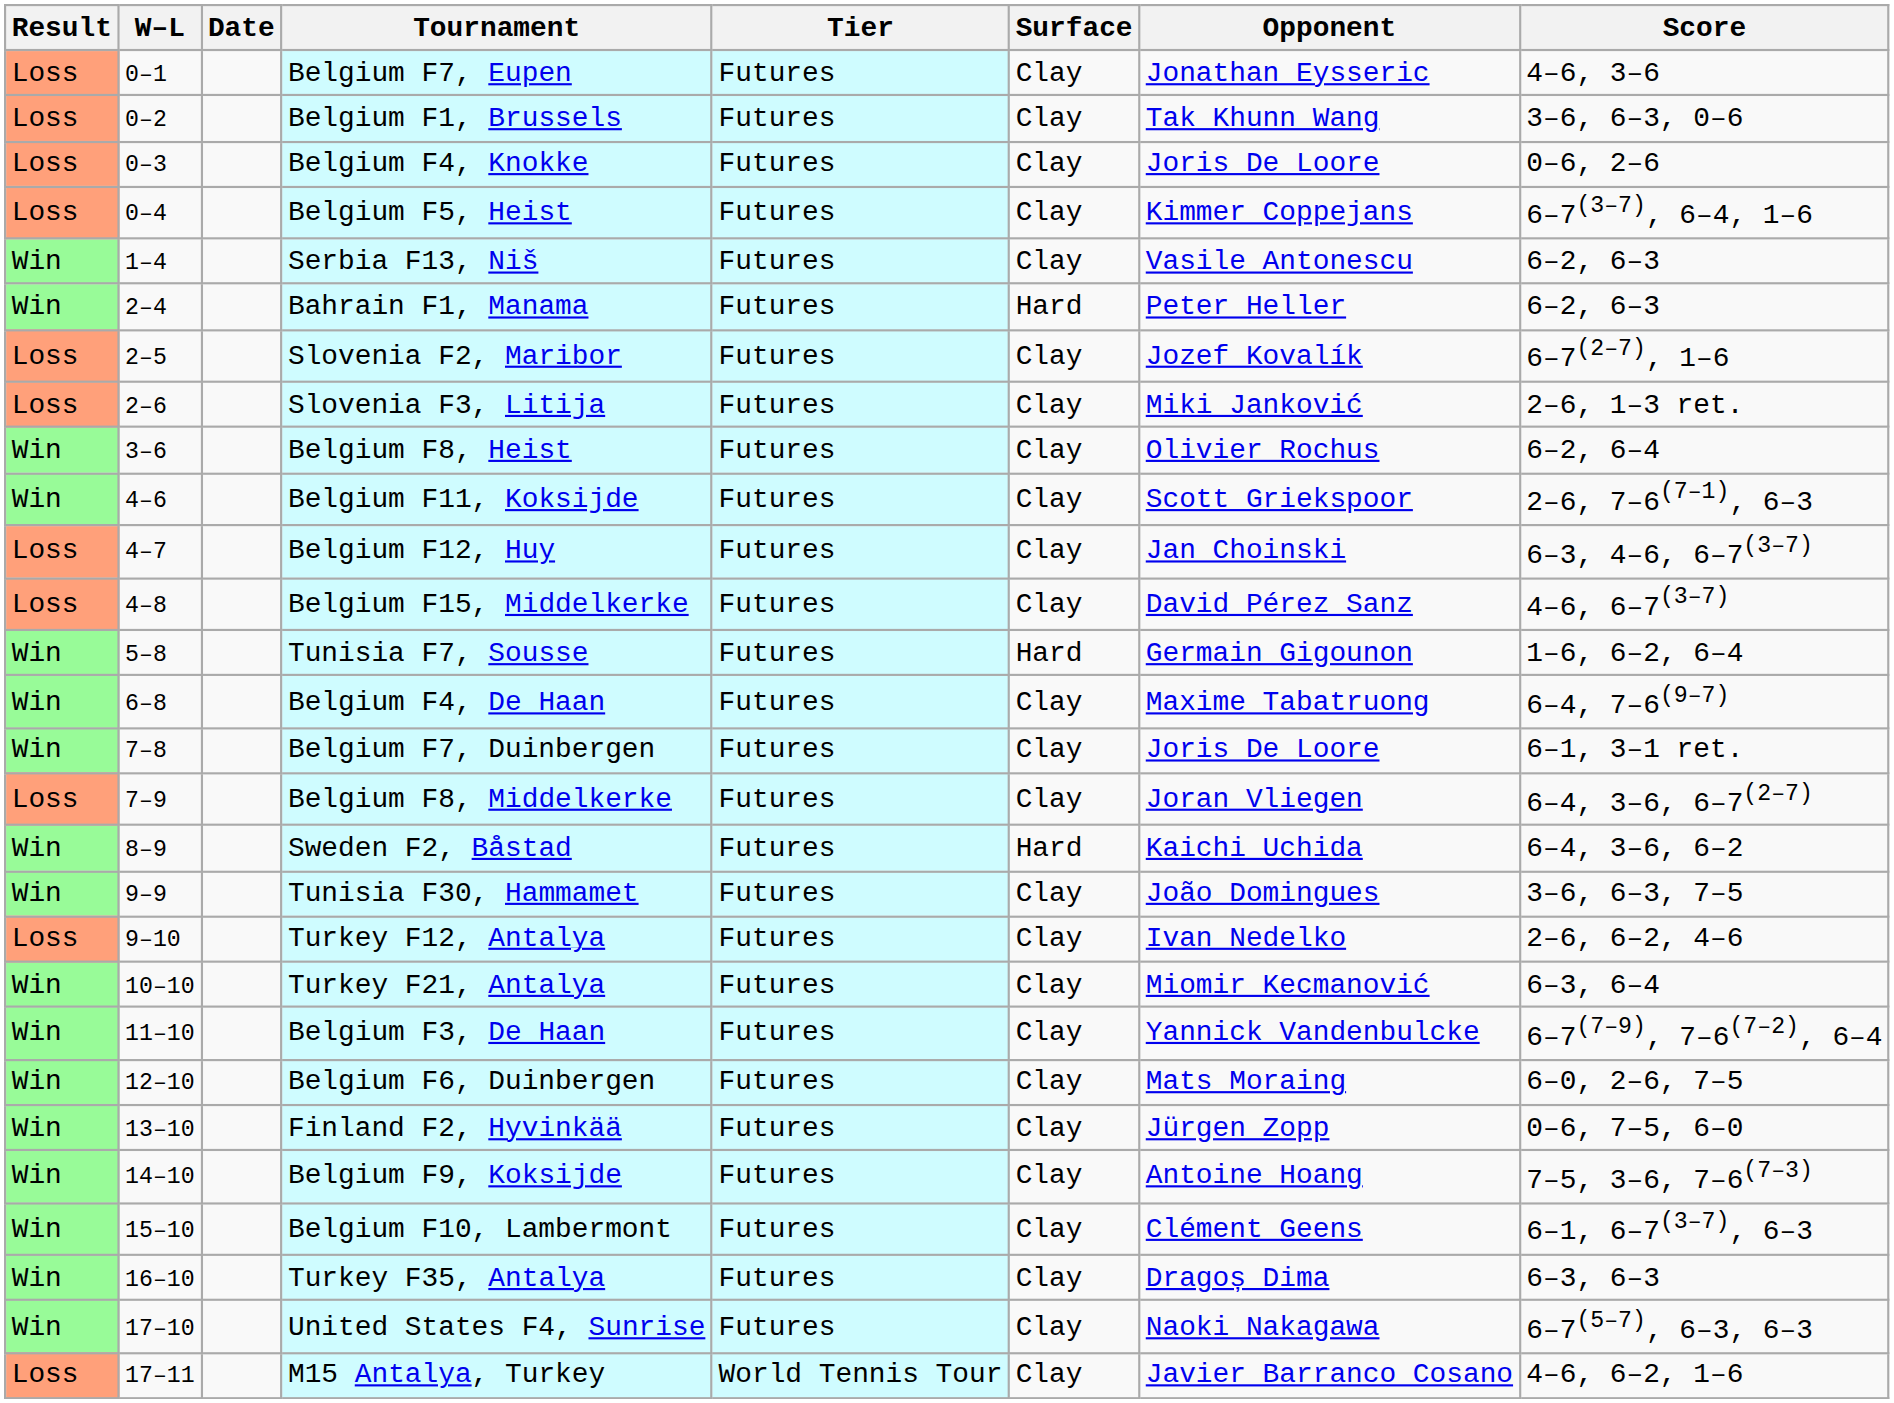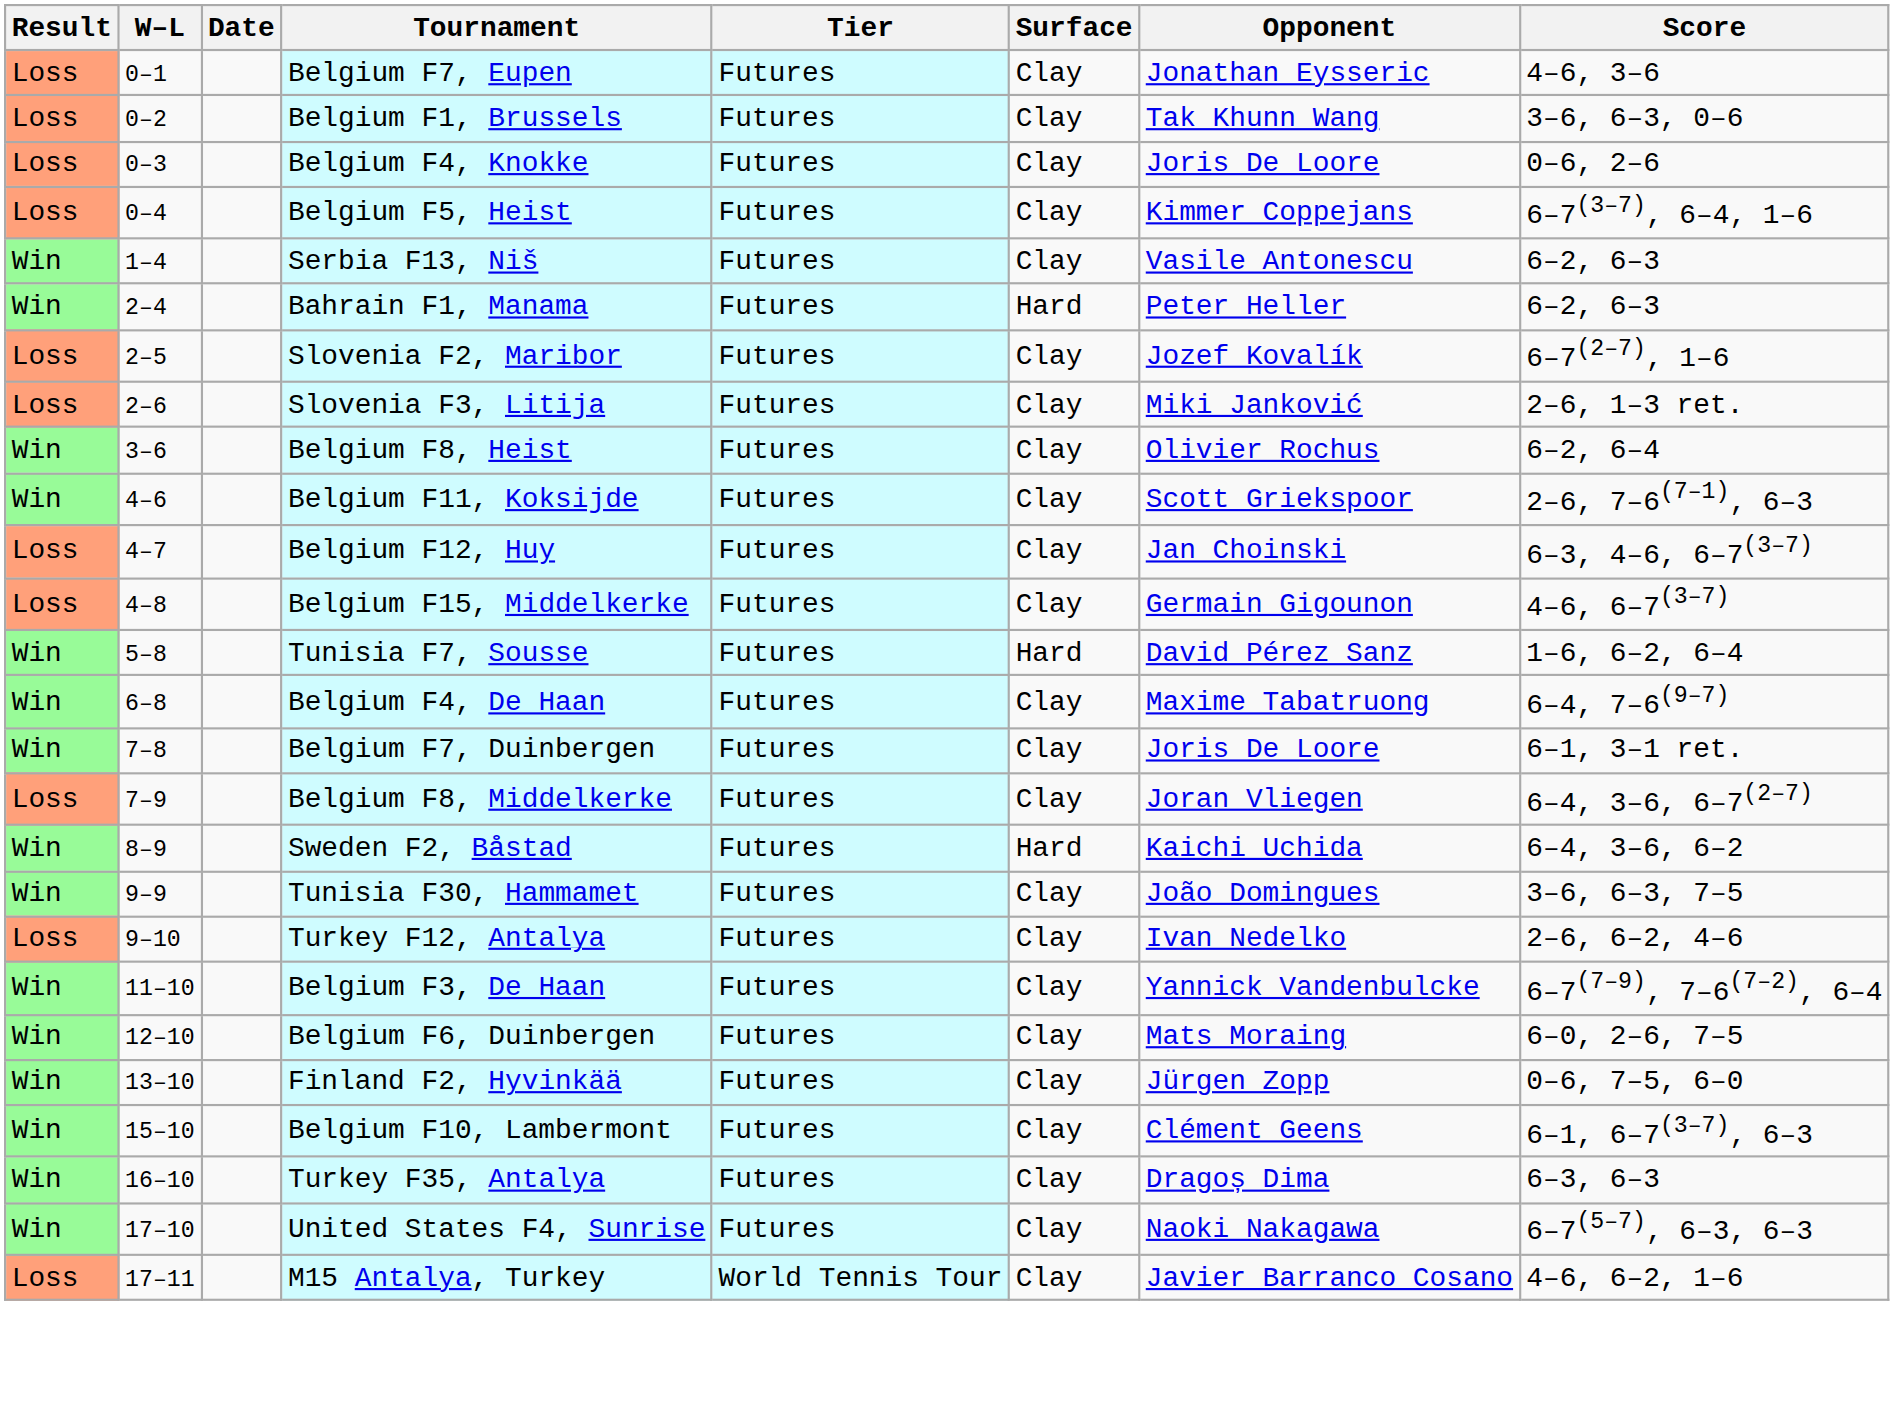(1279, 604) David Pérez Sanz -> (1279, 604) Germain Gigounon
(1279, 653) Germain Gigounon -> (1279, 653) David Pérez Sanz
- row: (447, 984)
- row: (455, 1176)
